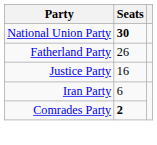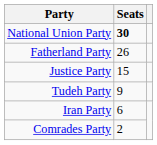(123, 71) 16 -> (123, 71) 15
+ row: (82, 91)
(120, 110) bold -> (120, 129) normal
